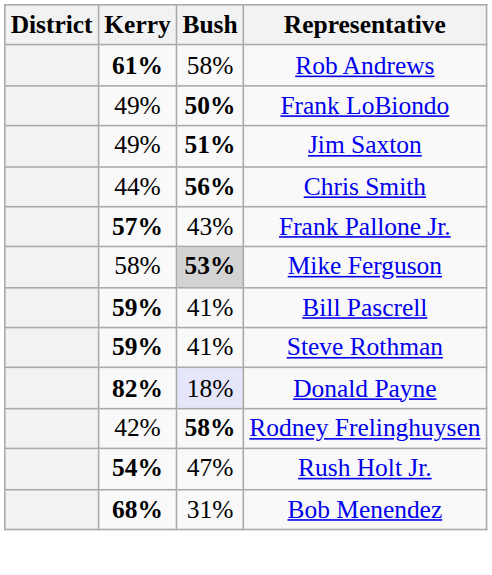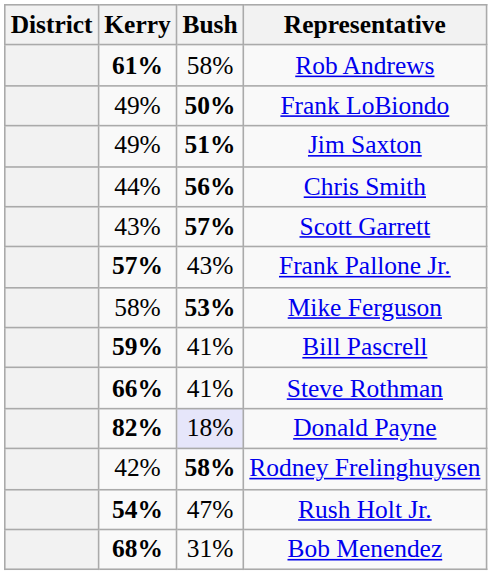+ row: (365, 226)
(210, 266) lightgrey background -> (210, 307) no background
(138, 347) 59% -> (138, 387) 66%
